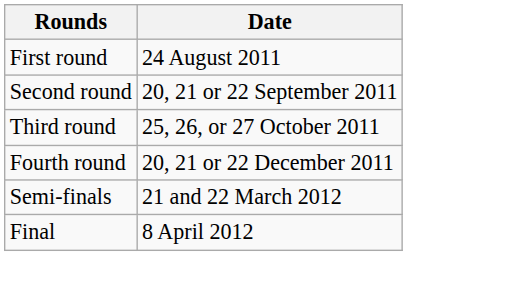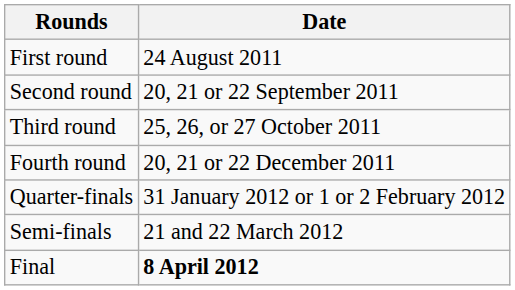+ row: (71, 197)
(198, 232) normal -> (201, 267) bold
